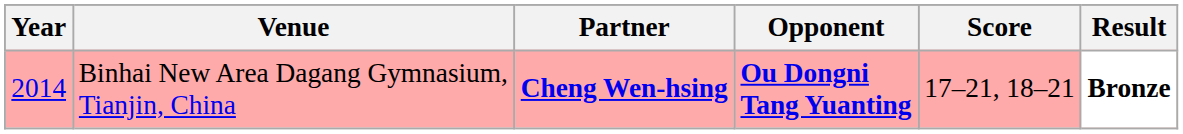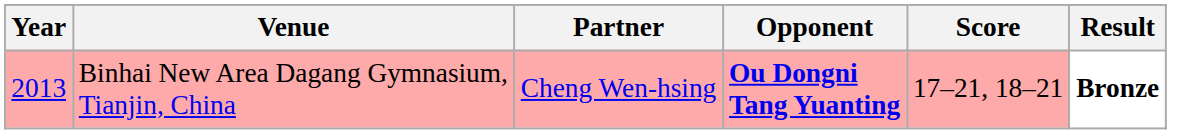(39, 88) 2014 -> (39, 88) 2013
(624, 88) bold -> (619, 88) normal
